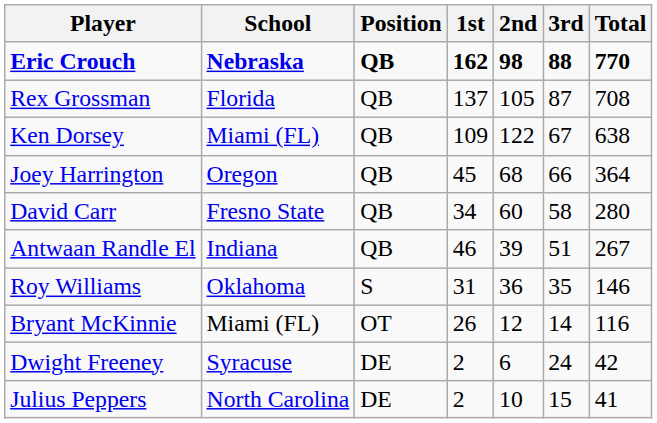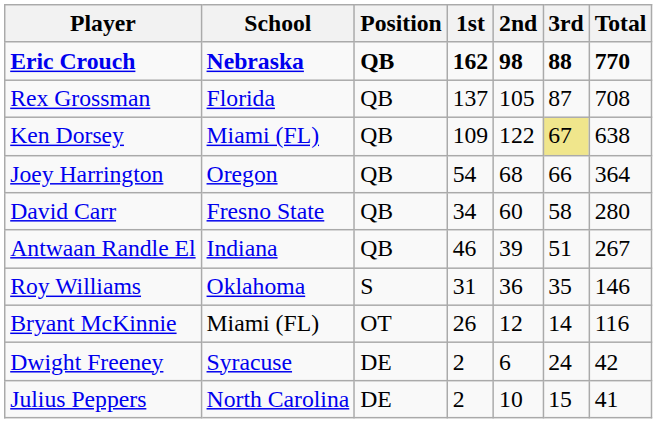(560, 135) no background -> (560, 135) khaki background
(465, 173) 45 -> (465, 173) 54
